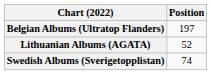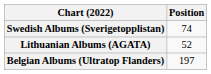rows swapped: (85, 28) <-> (85, 61)
